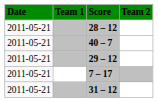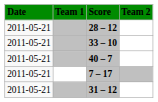+ row: (103, 43)
- row: (103, 58)
